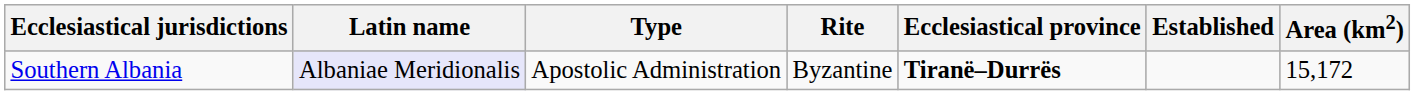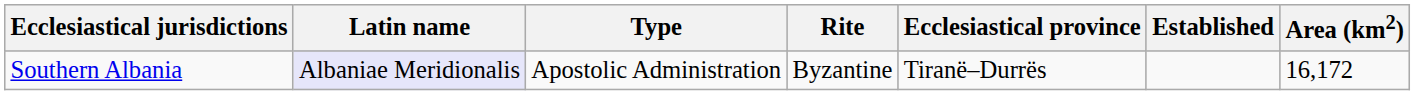(982, 69) bold -> (975, 69) normal
(1319, 69) 15,172 -> (1319, 69) 16,172
